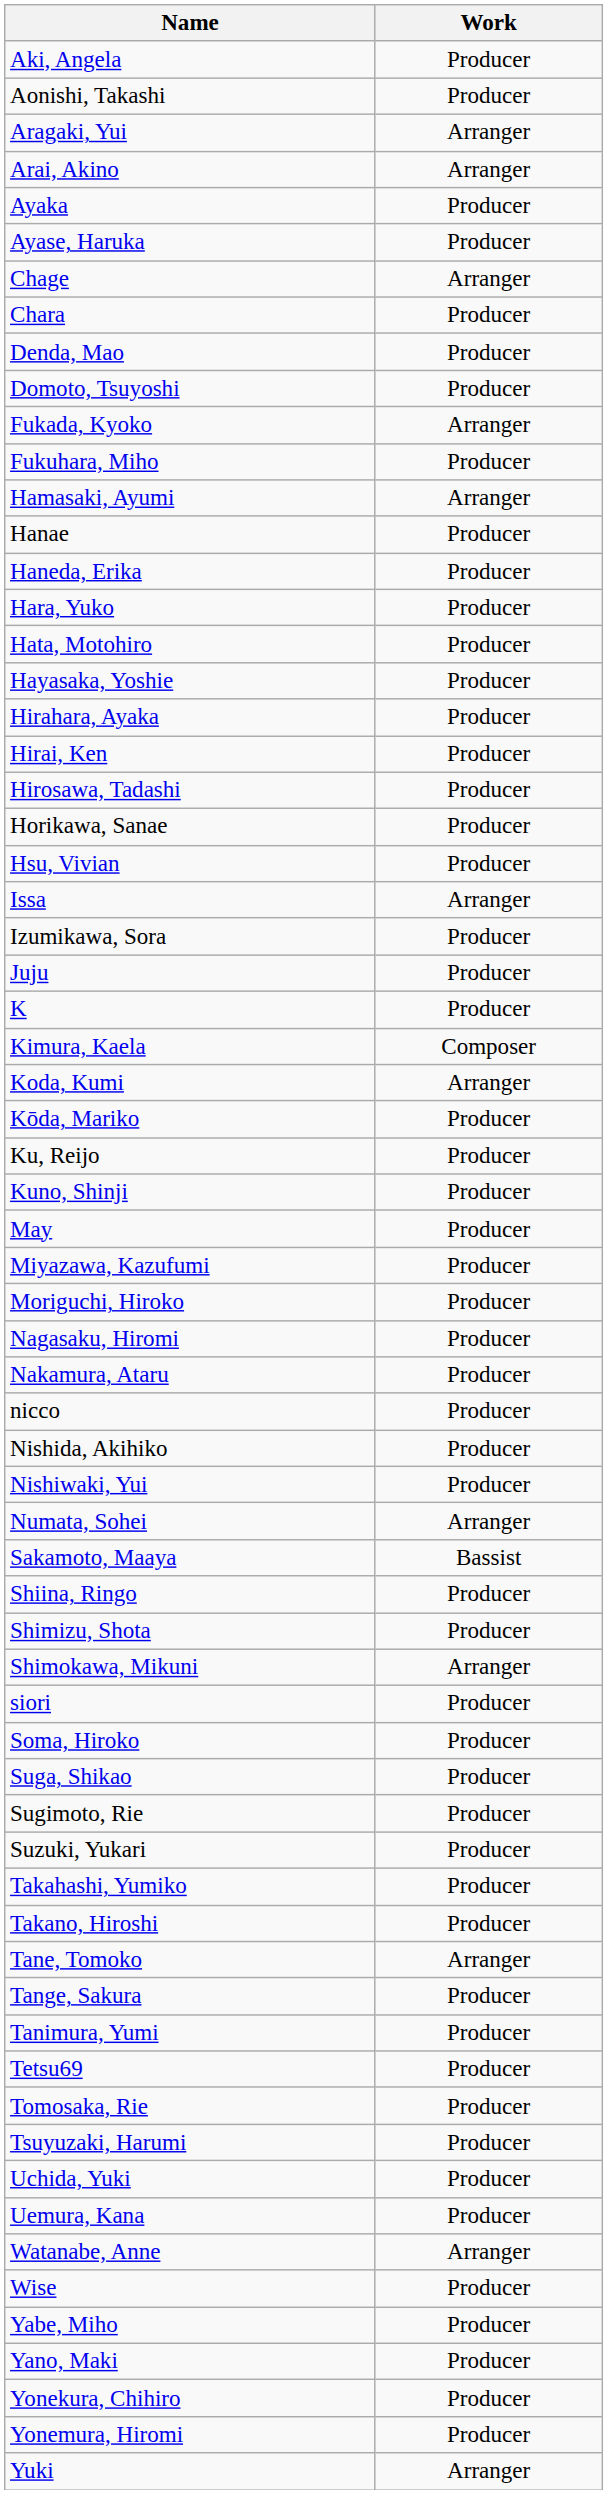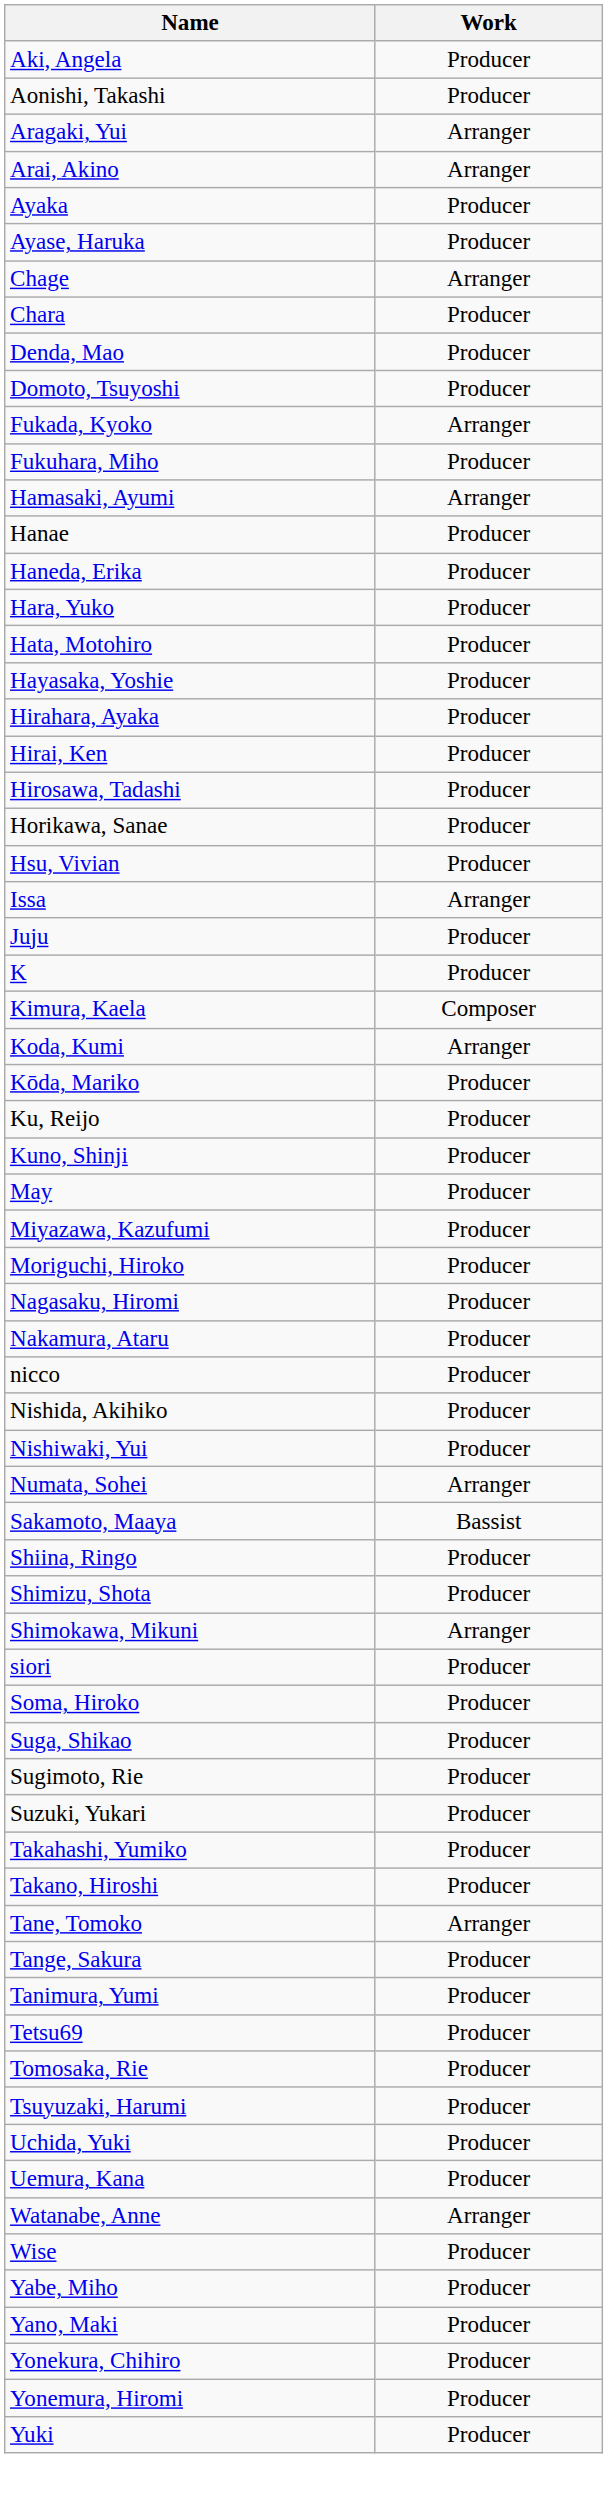- row: (88, 936)
(489, 2470) Arranger -> (489, 2434) Producer
